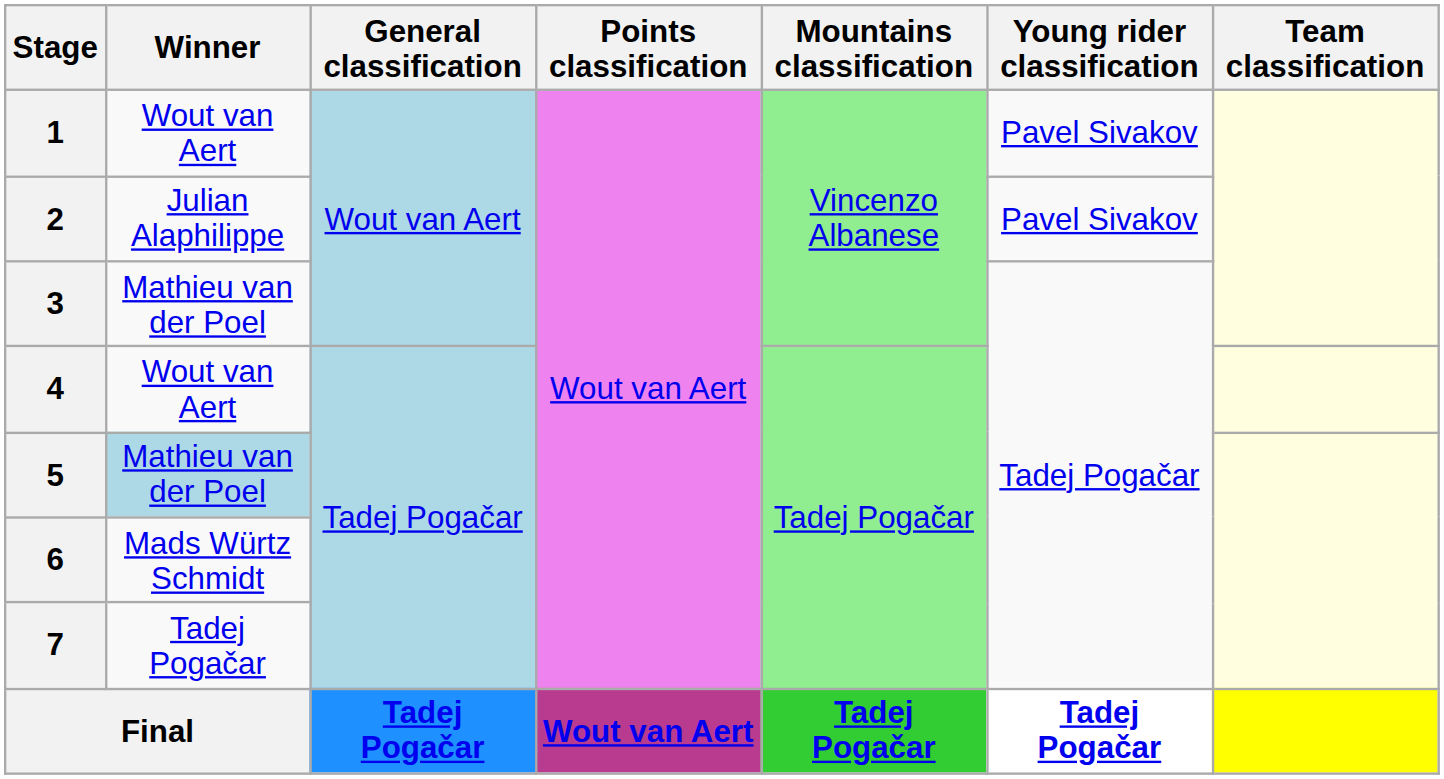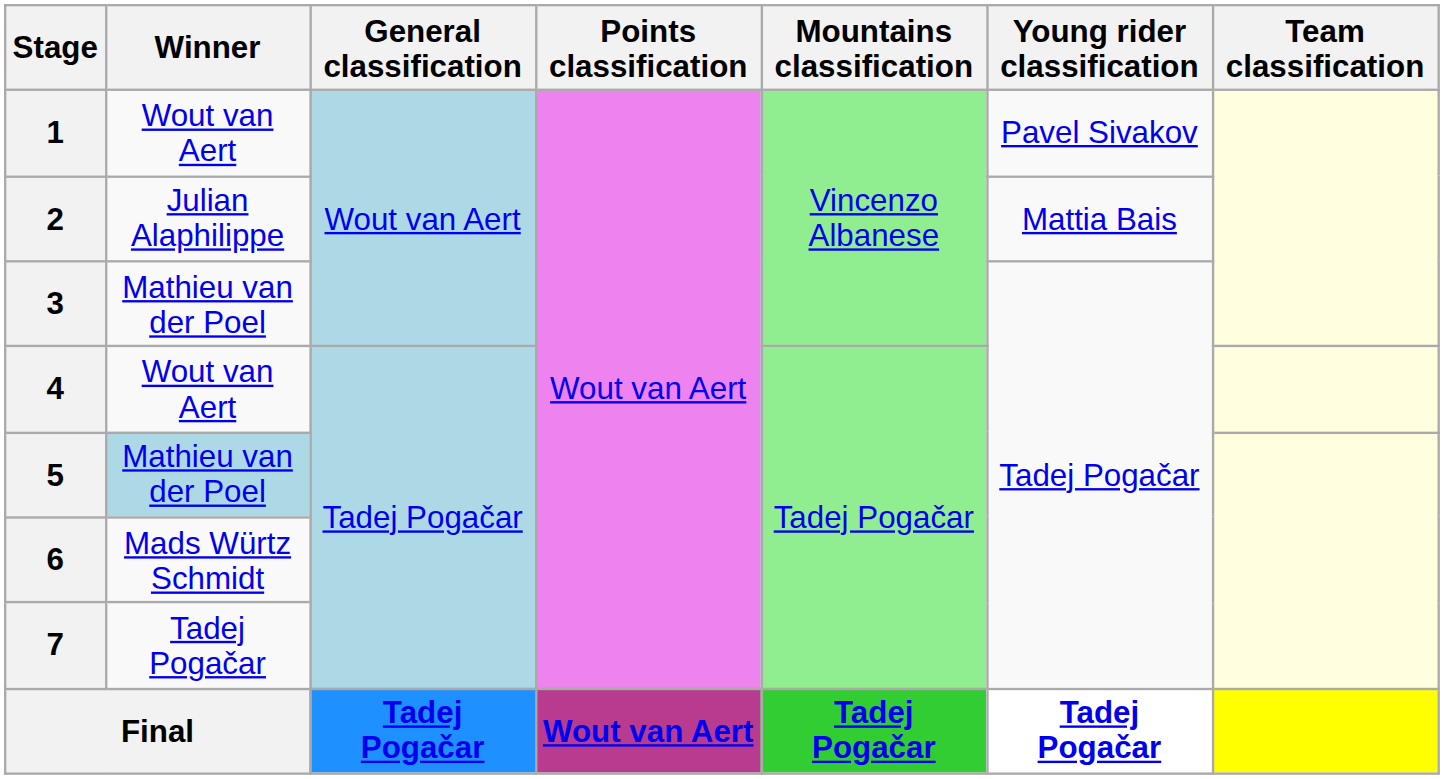(1099, 219) Pavel Sivakov -> (1099, 219) Mattia Bais
